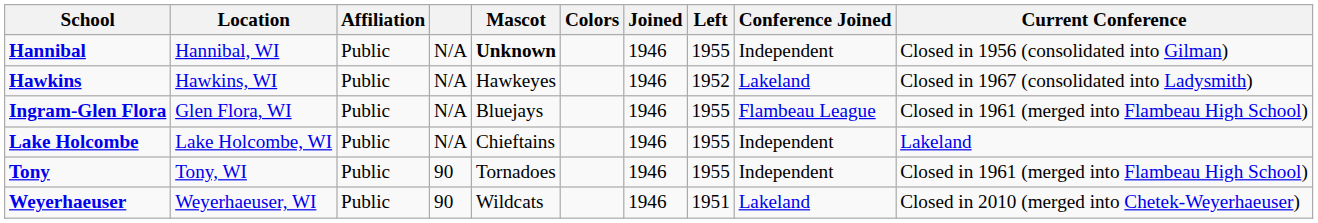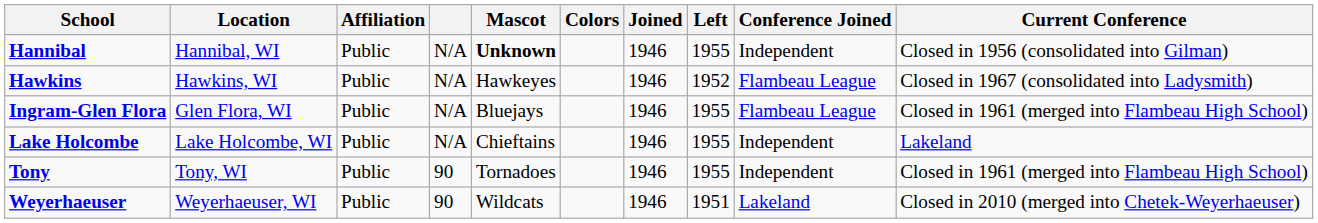(774, 80) Lakeland -> (807, 80) Flambeau League
